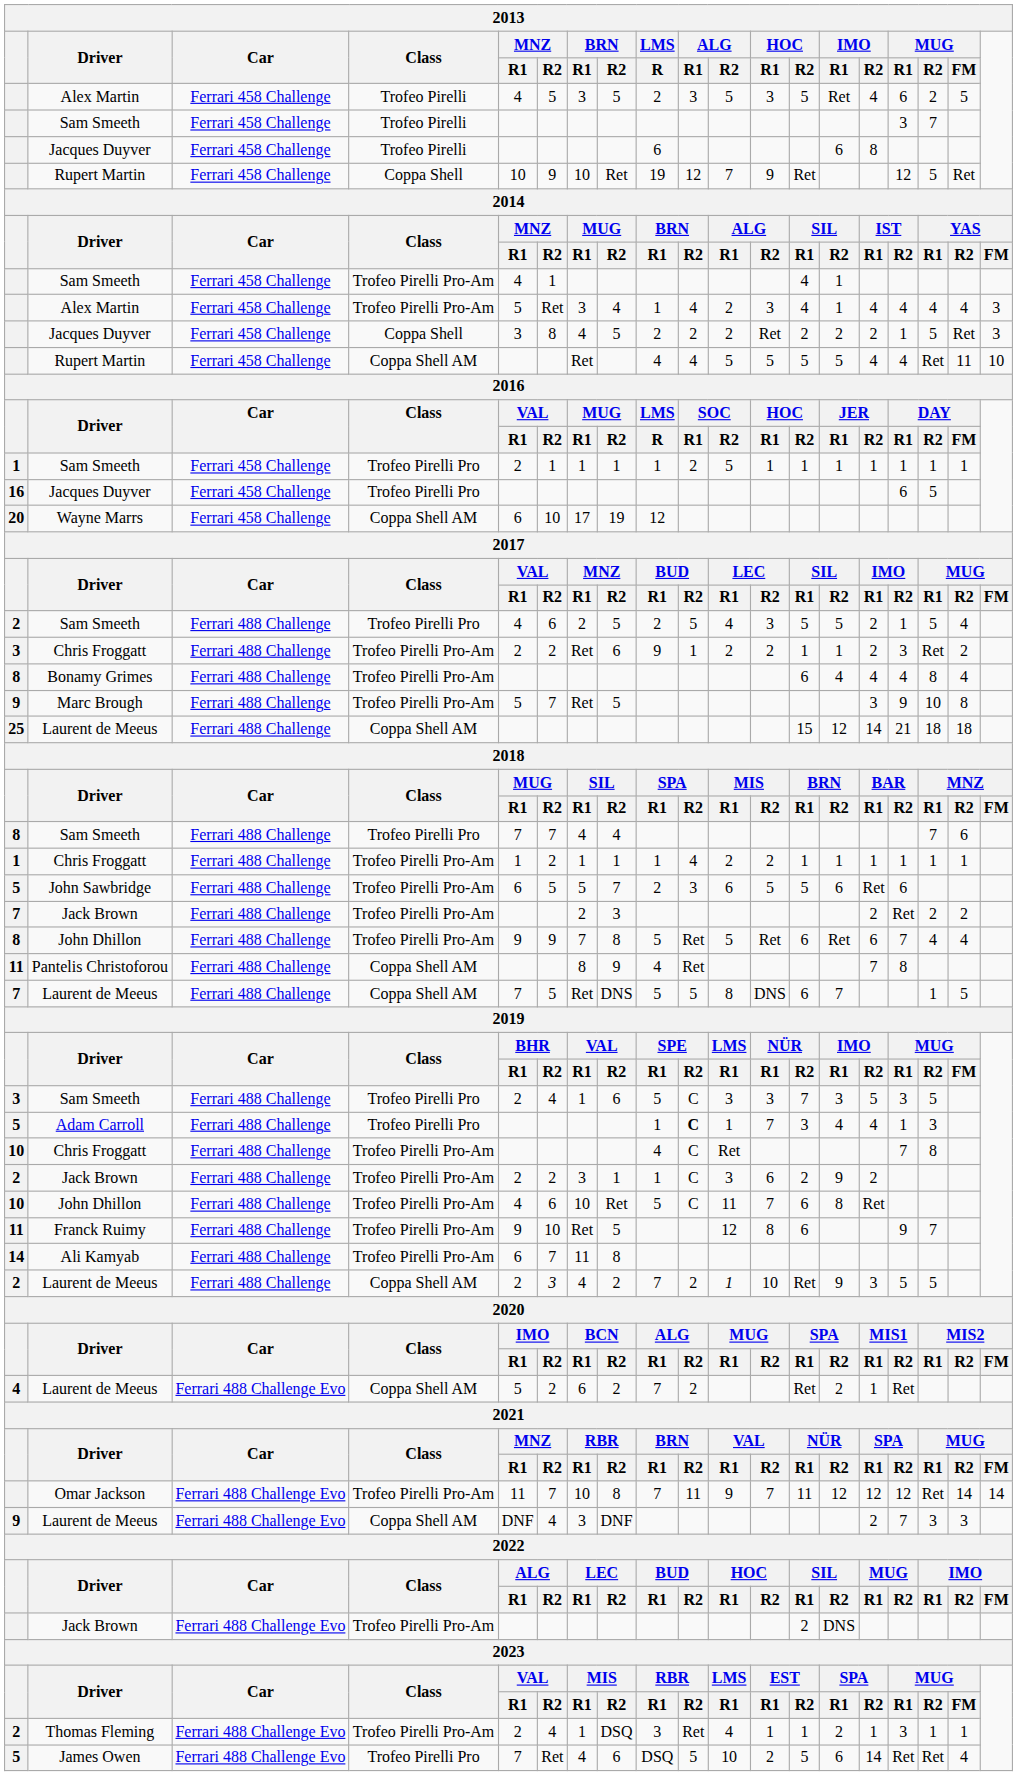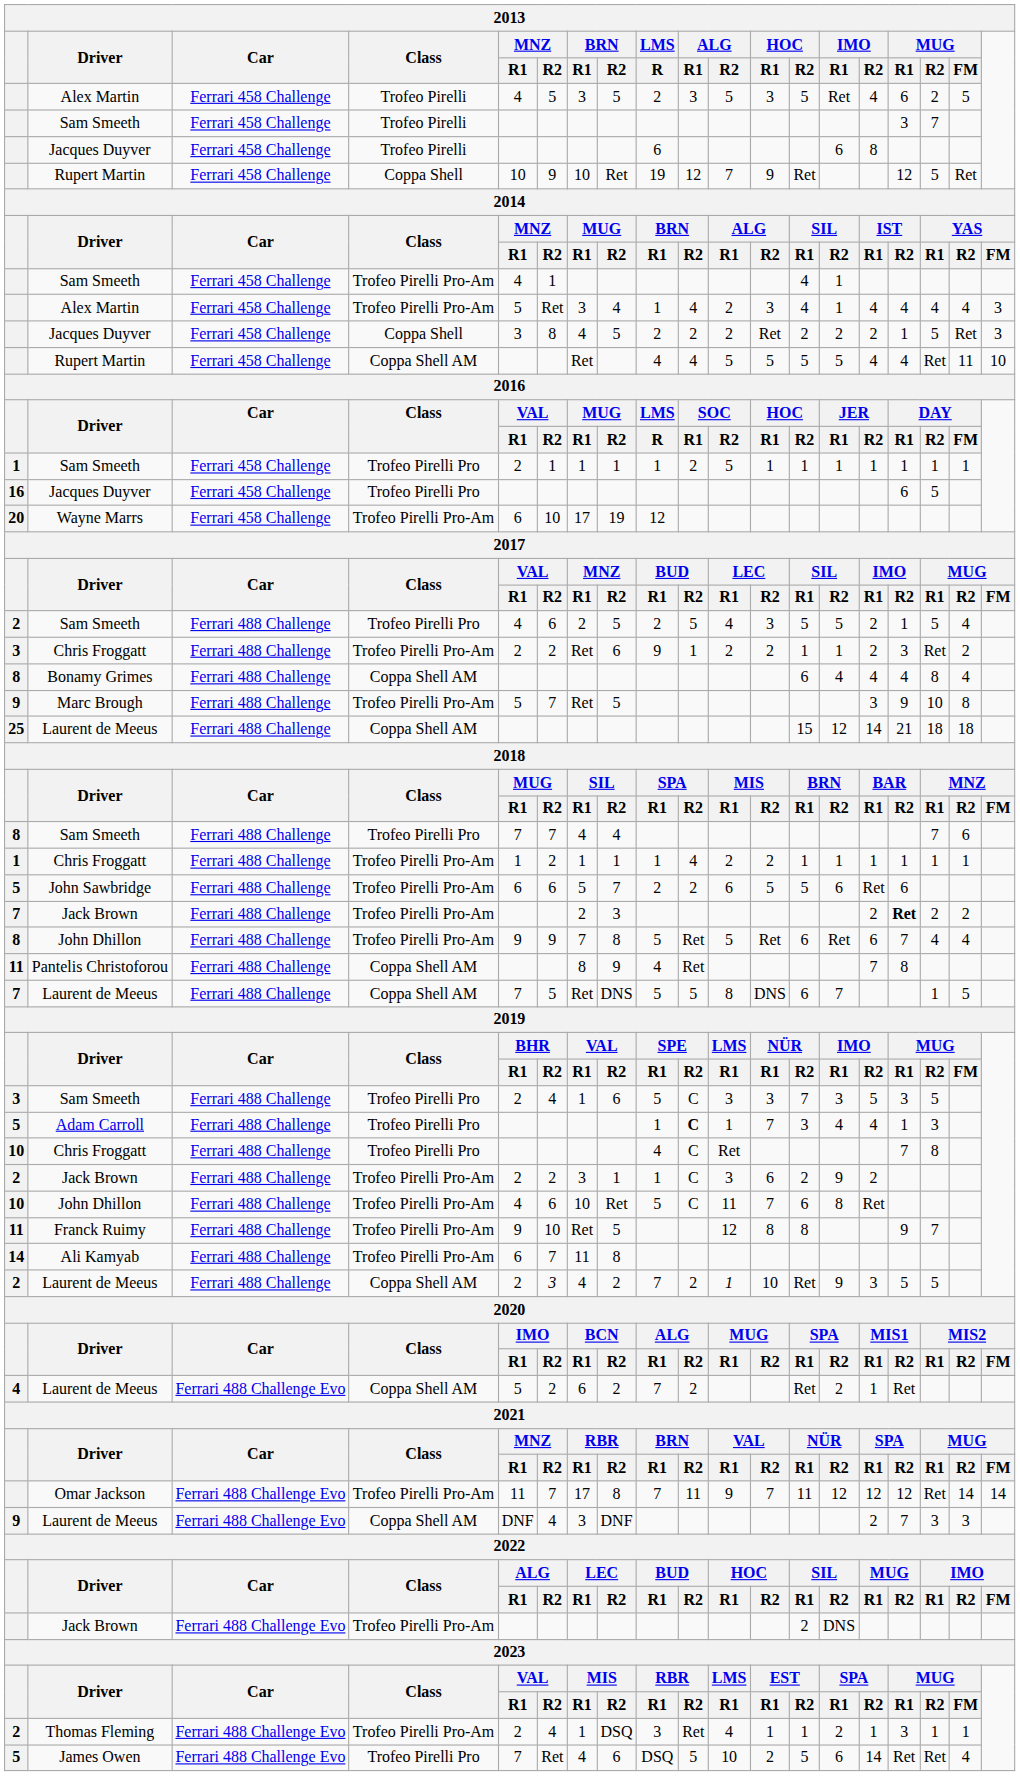(424, 518) Coppa Shell AM -> (424, 518) Trofeo Pirelli Pro-Am
(424, 677) Trofeo Pirelli Pro-Am -> (424, 677) Coppa Shell AM
(552, 888) 5 -> (552, 888) 6
(693, 888) 3 -> (693, 888) 2
(903, 914) normal -> (904, 914) bold
(424, 1151) Trofeo Pirelli Pro-Am -> (424, 1151) Trofeo Pirelli Pro
(804, 1230) 6 -> (804, 1230) 8
(582, 1494) 10 -> (582, 1494) 17
